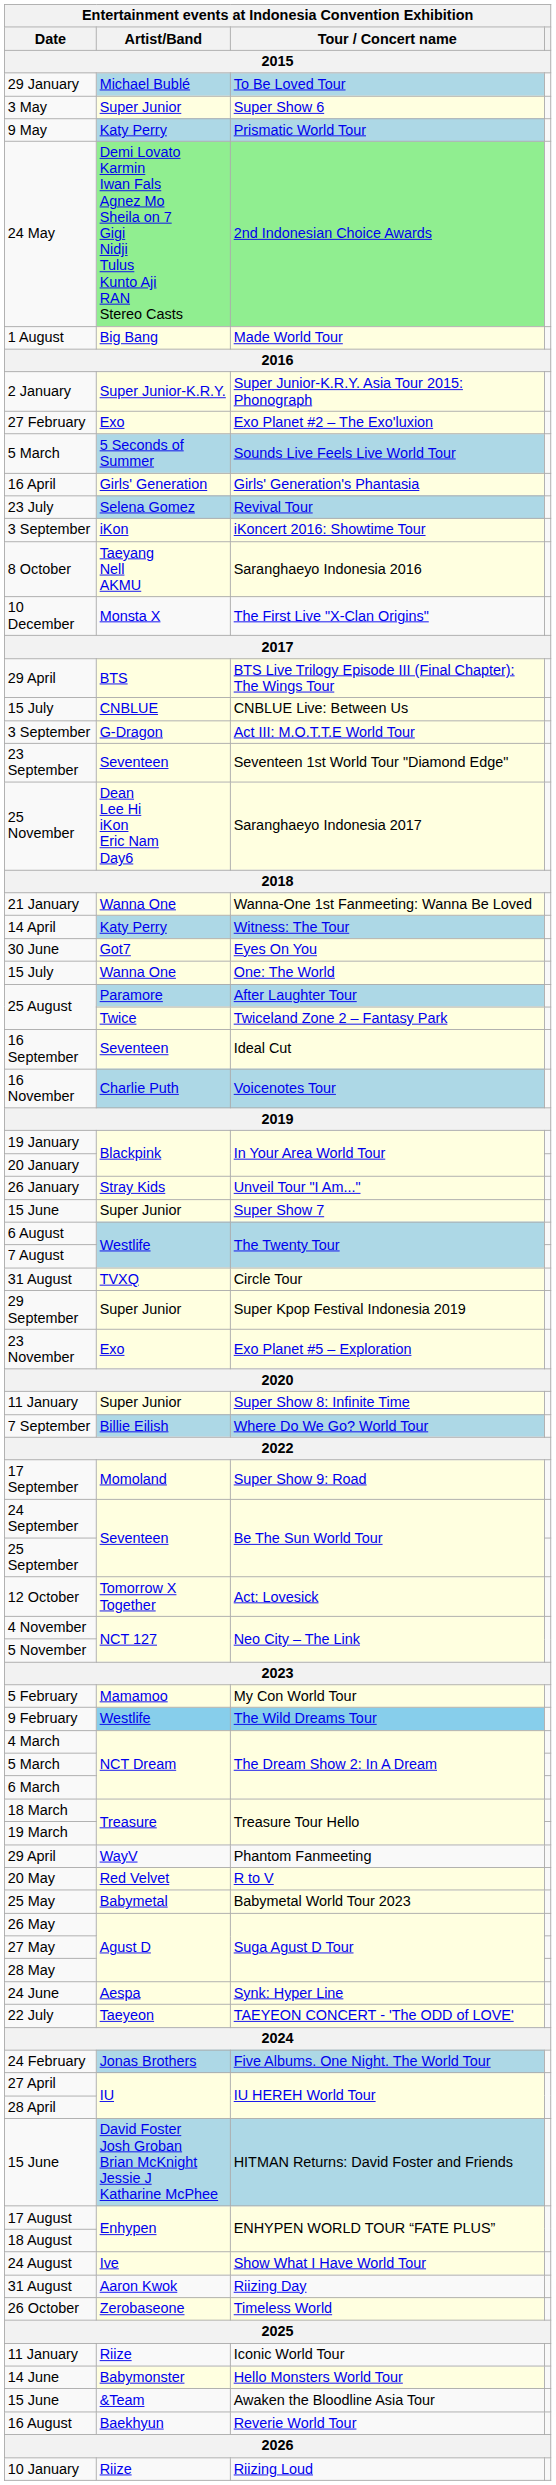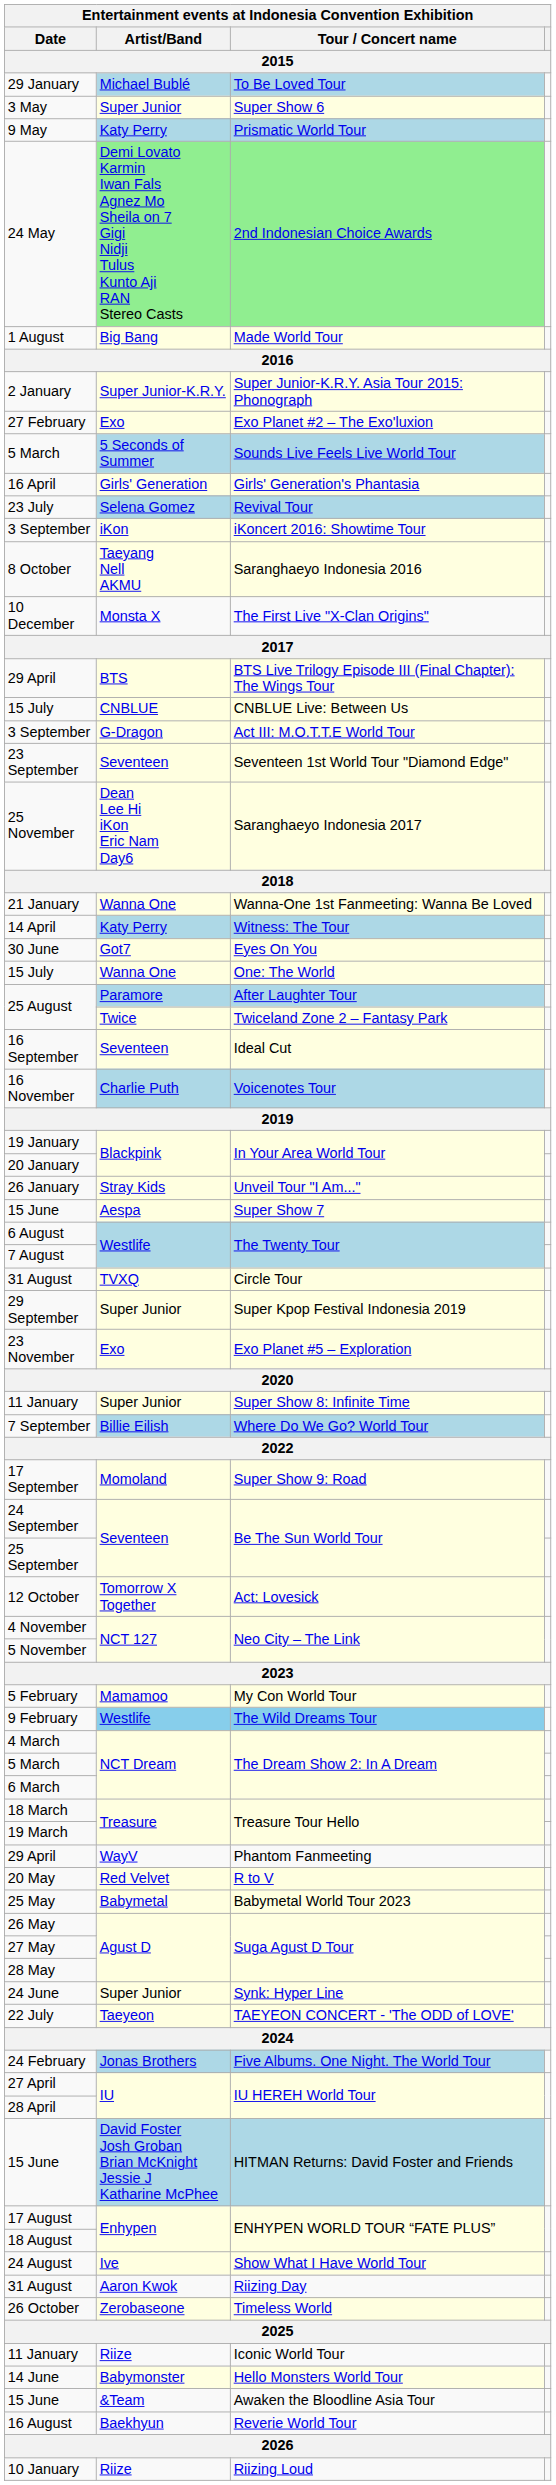(140, 1210) Super Junior -> (120, 1210) Aespa
(120, 1992) Aespa -> (140, 1992) Super Junior
